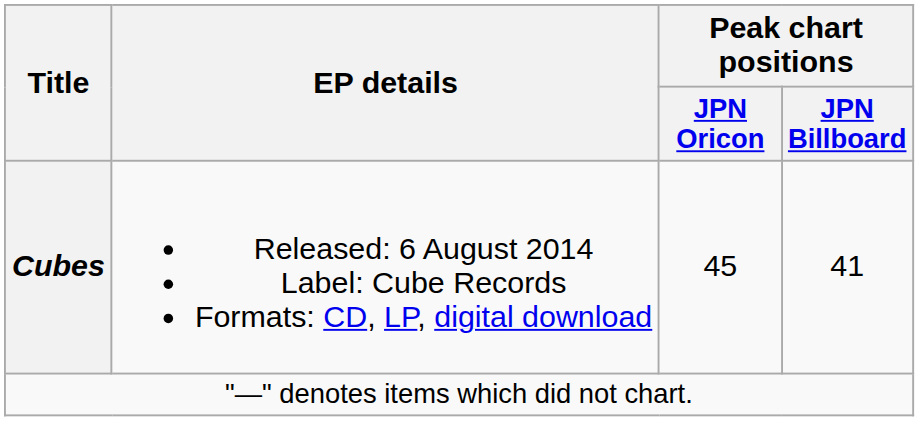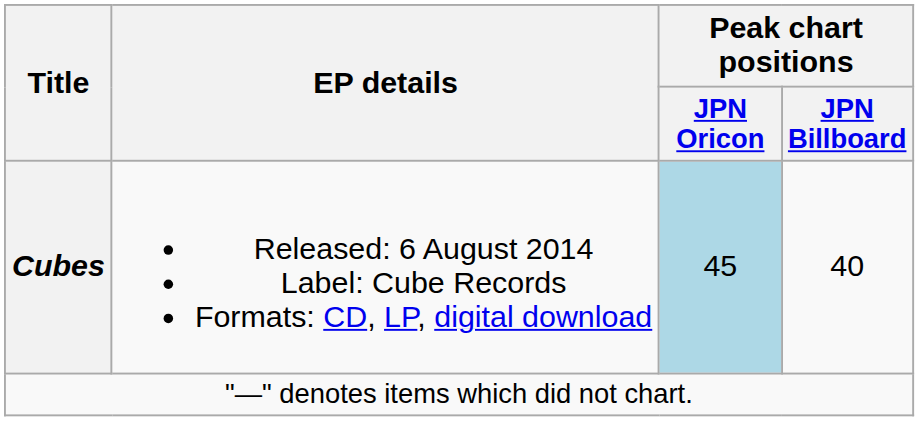(720, 266) no background -> (720, 266) lightblue background
(847, 266) 41 -> (847, 266) 40
